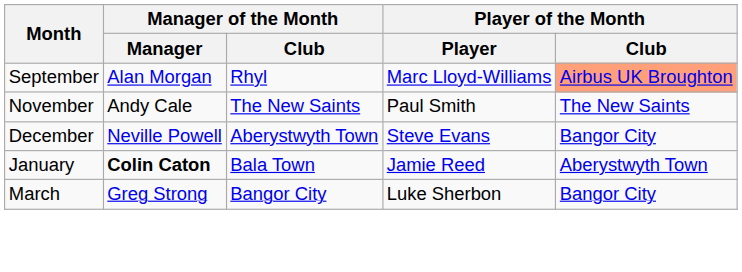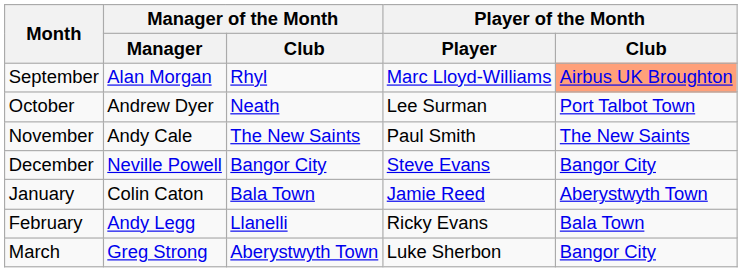+ row: (42, 106)
(304, 135) Aberystwyth Town -> (278, 164) Bangor City
(159, 164) bold -> (155, 194) normal
+ row: (46, 223)
(278, 194) Bangor City -> (304, 252) Aberystwyth Town
